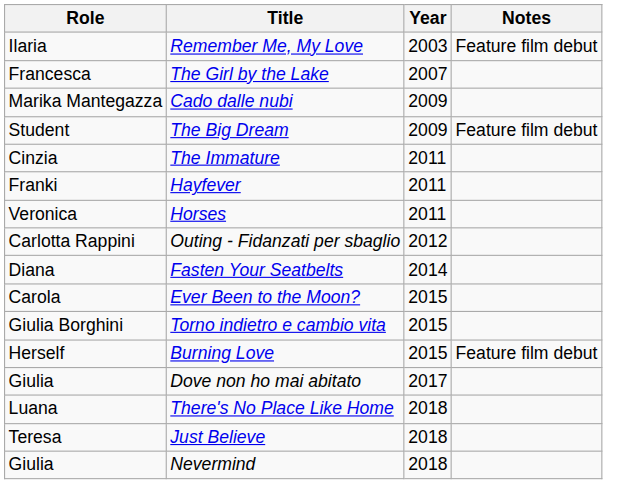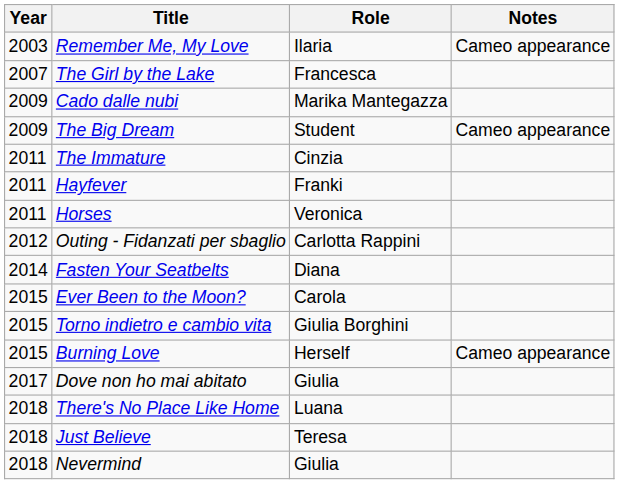columns swapped: (428, 18) <-> (85, 18)
(527, 46) Feature film debut -> (533, 46) Cameo appearance
(527, 130) Feature film debut -> (533, 130) Cameo appearance
(527, 353) Feature film debut -> (533, 353) Cameo appearance
